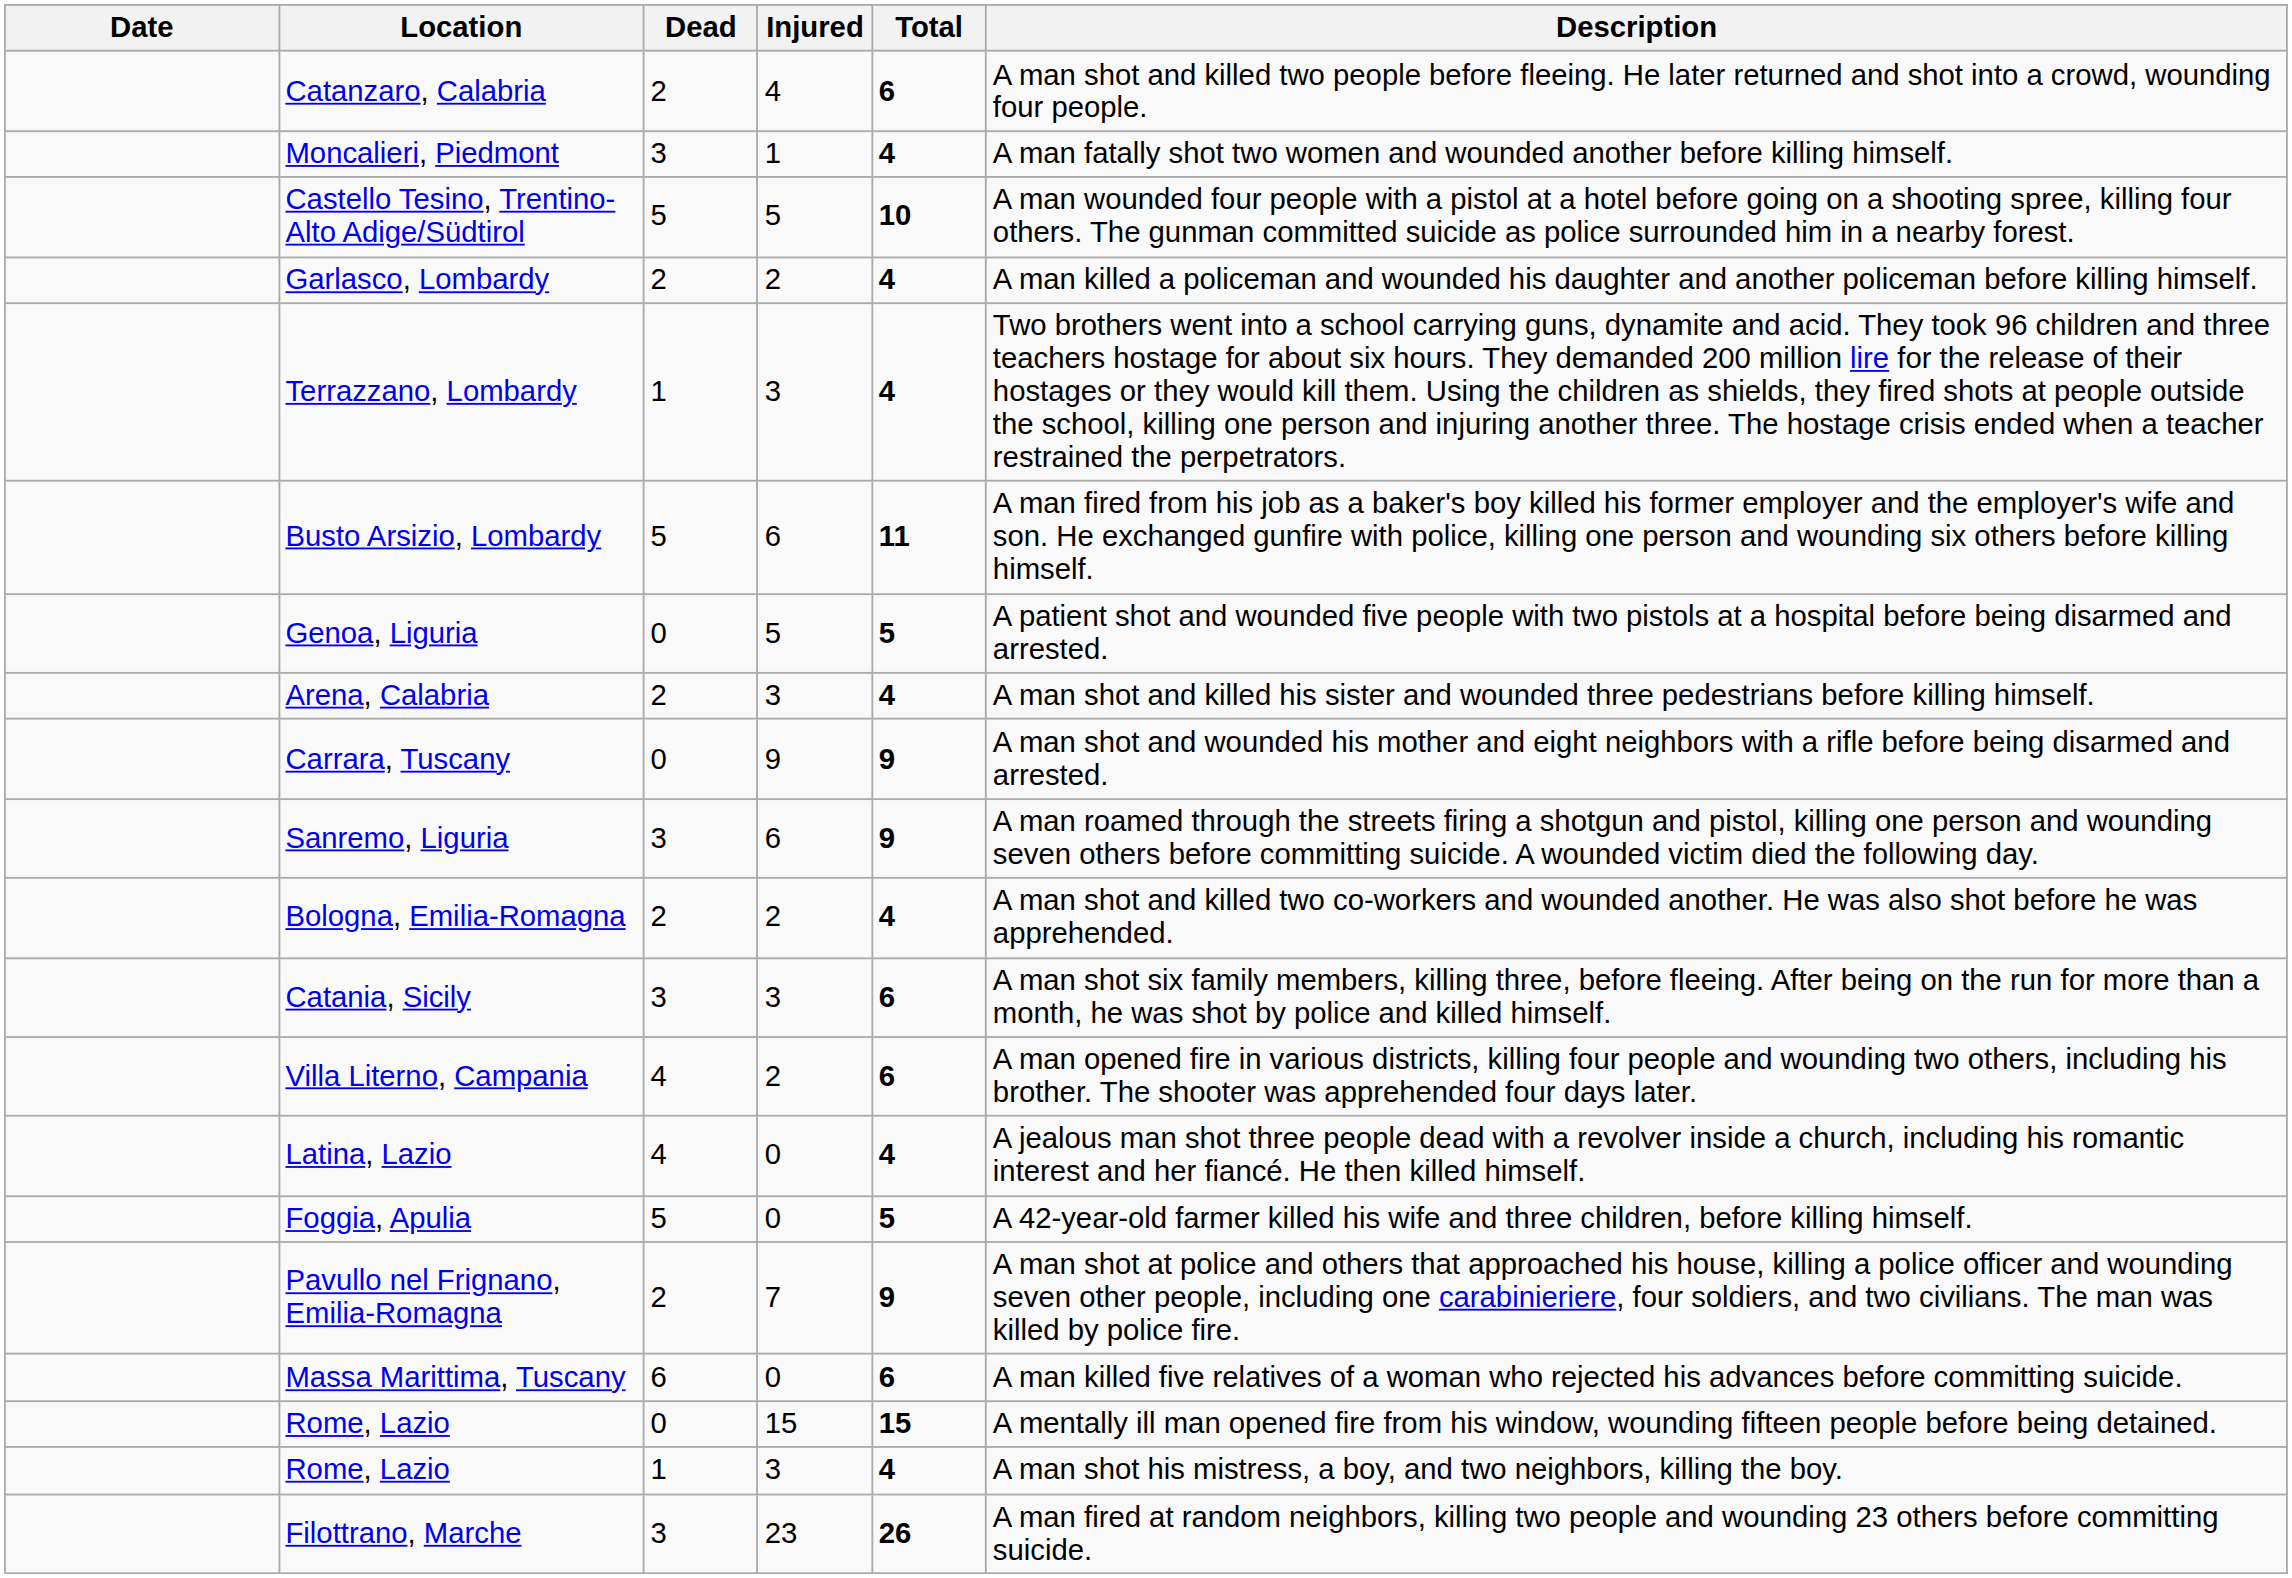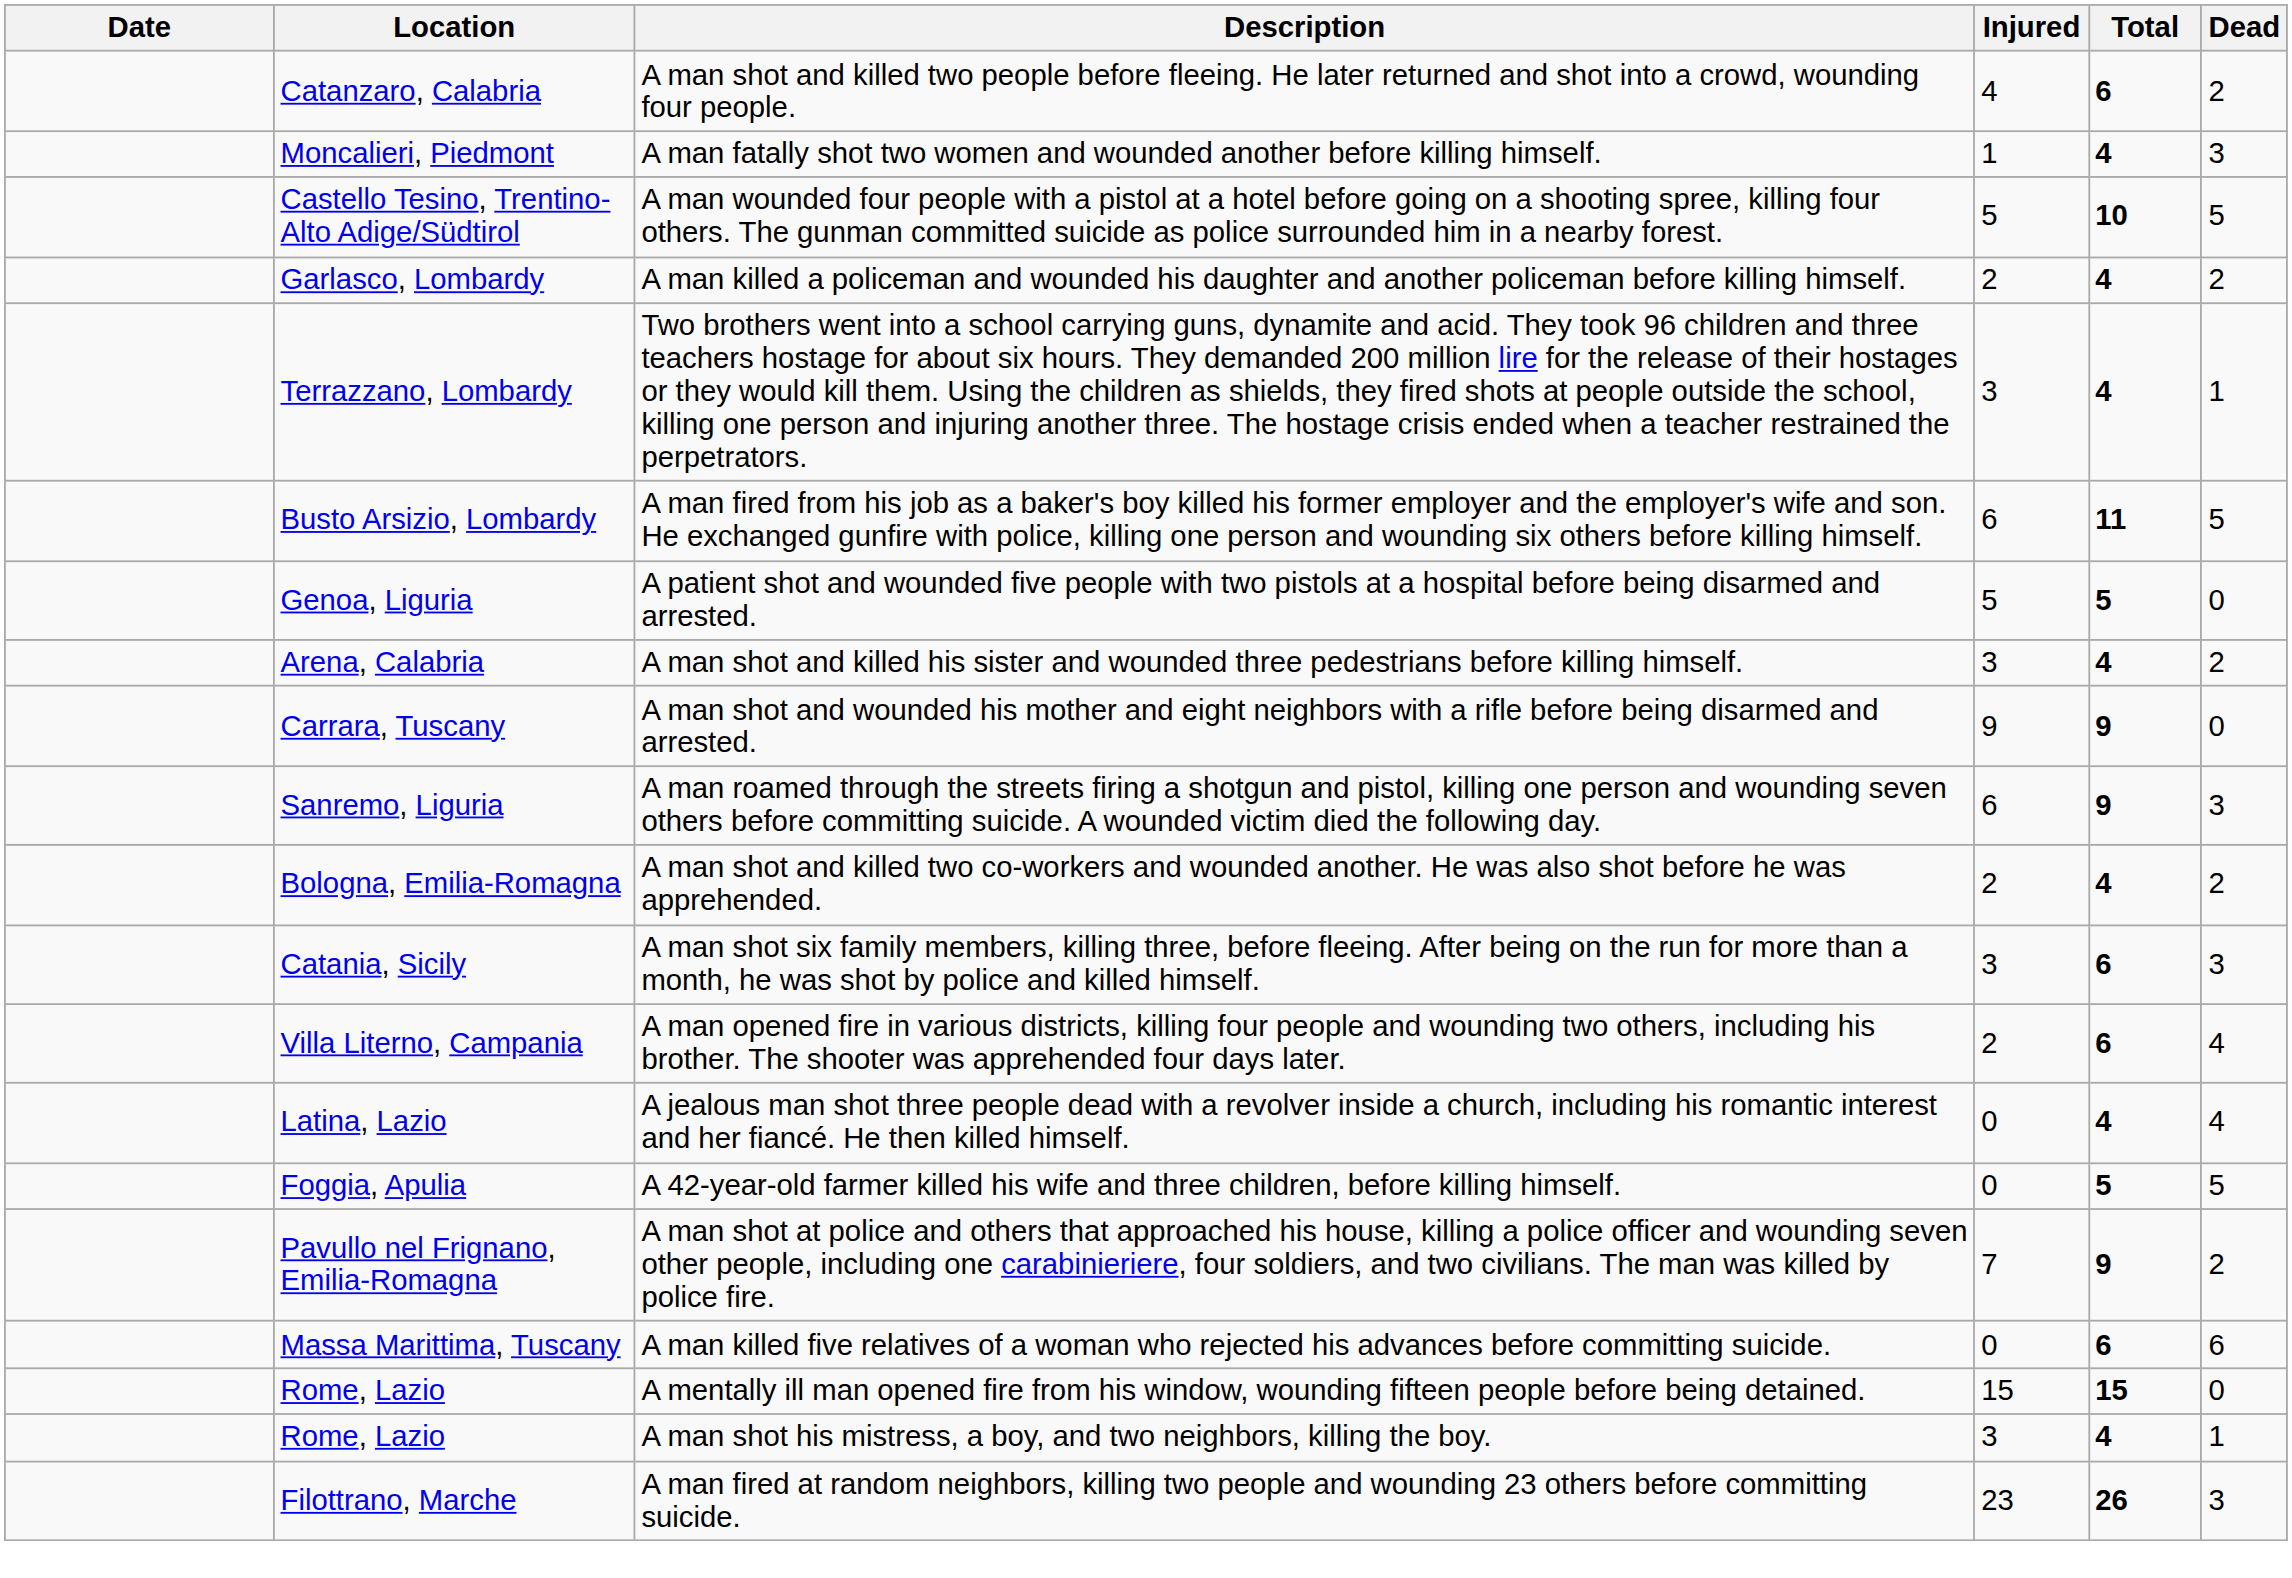columns swapped: (701, 27) <-> (1637, 27)
